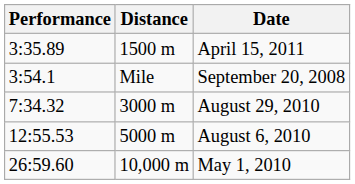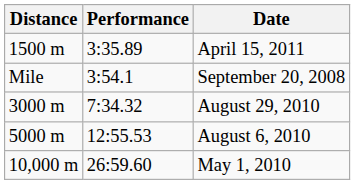columns swapped: (154, 19) <-> (60, 19)
